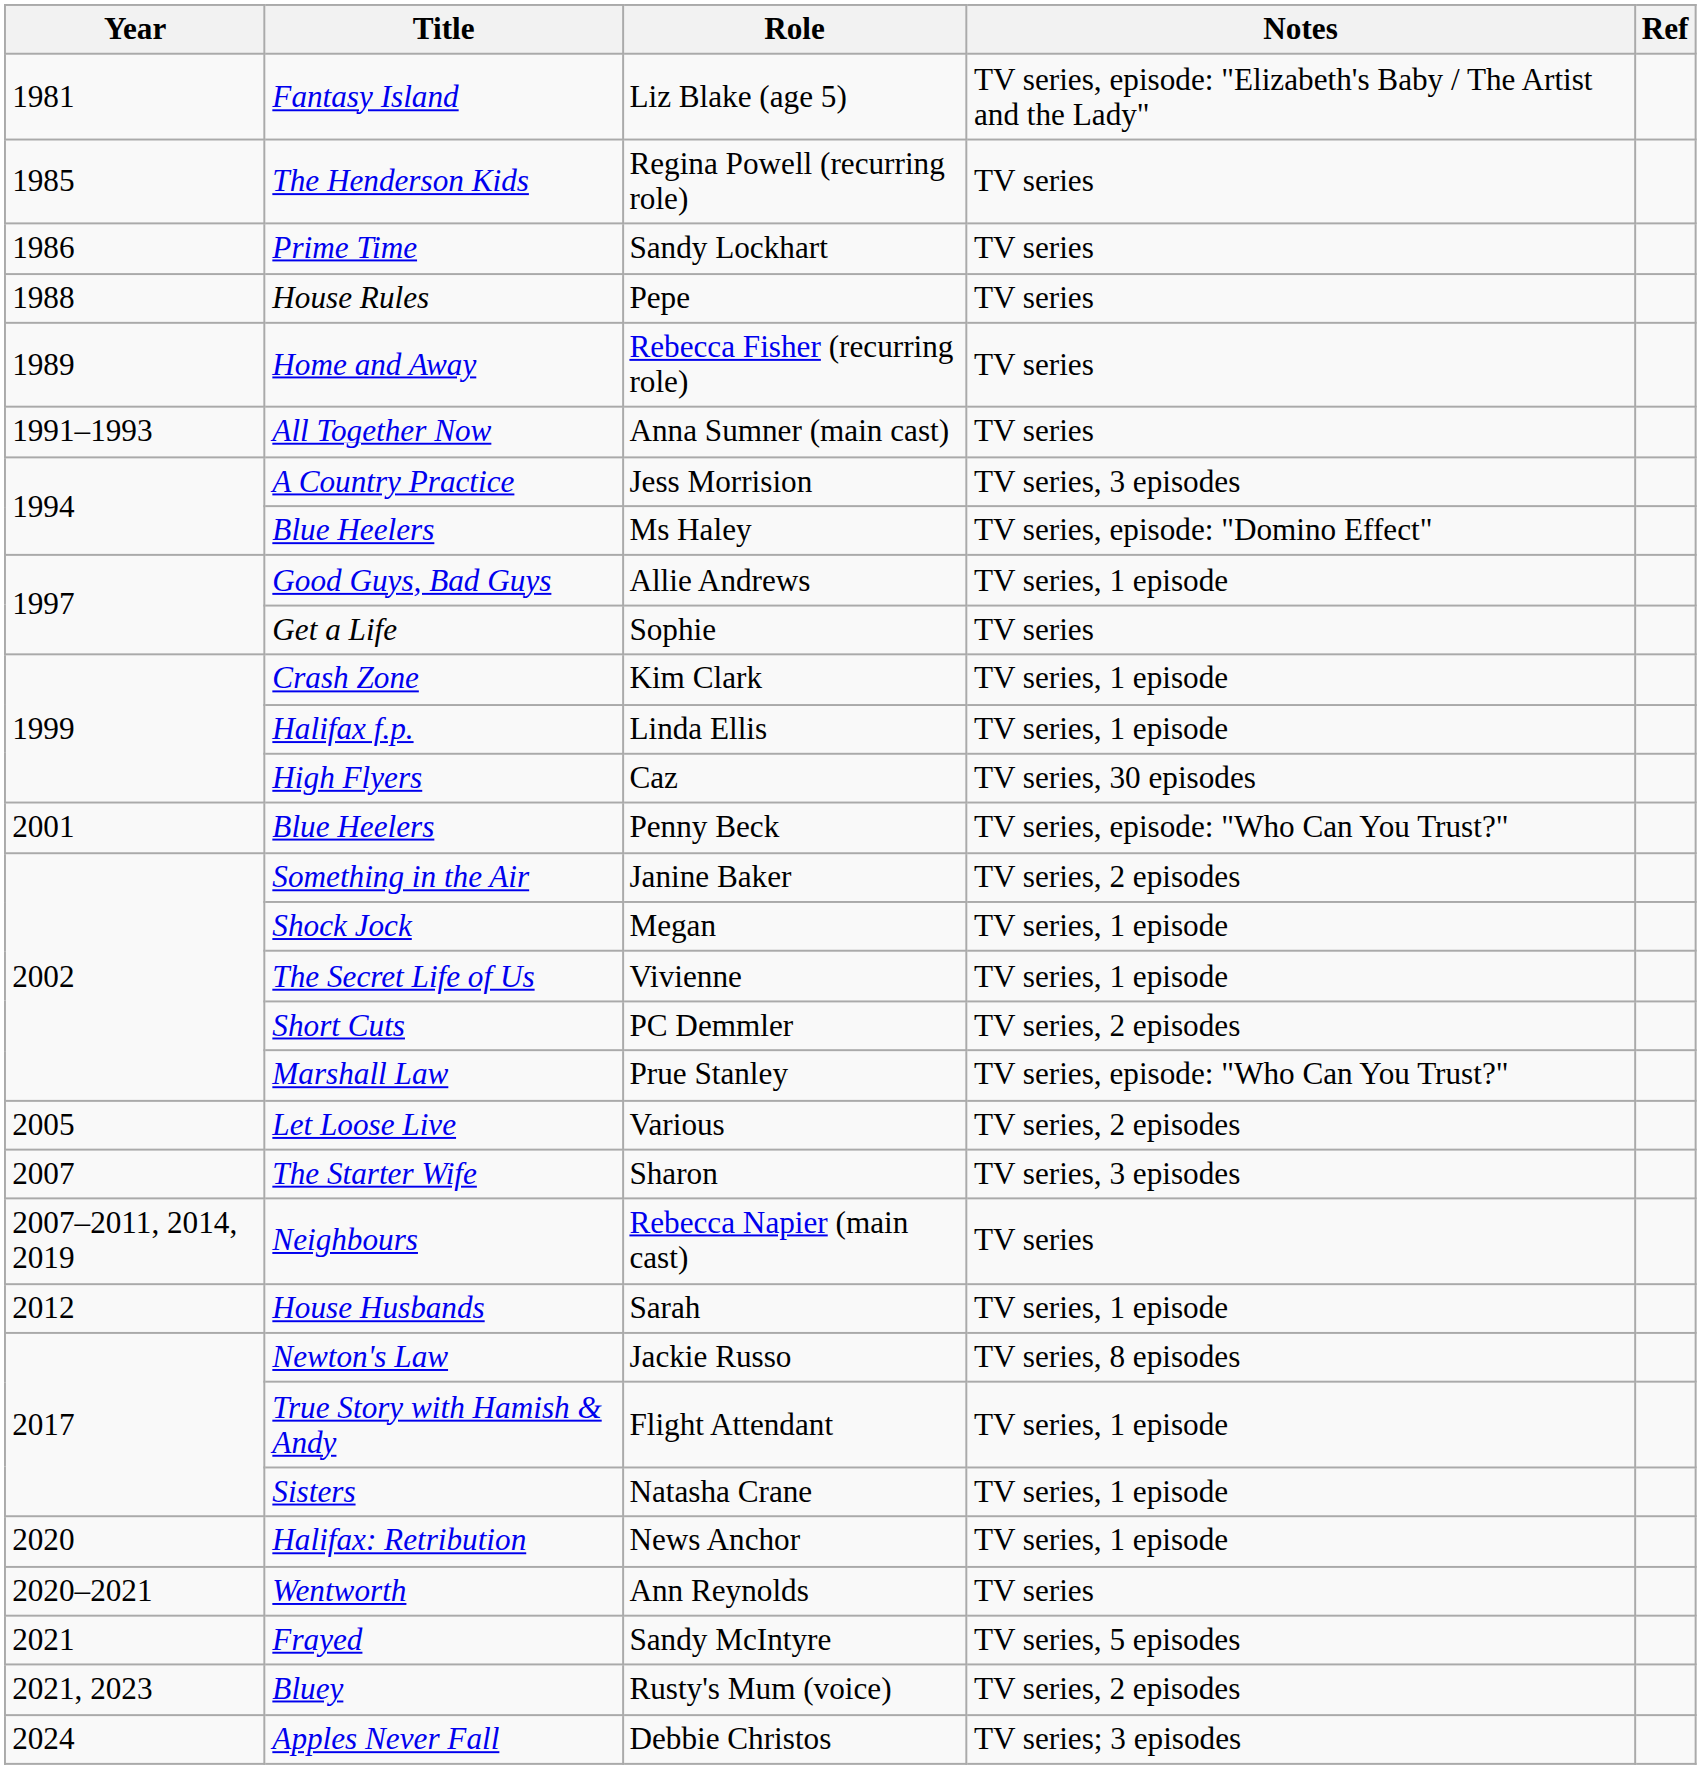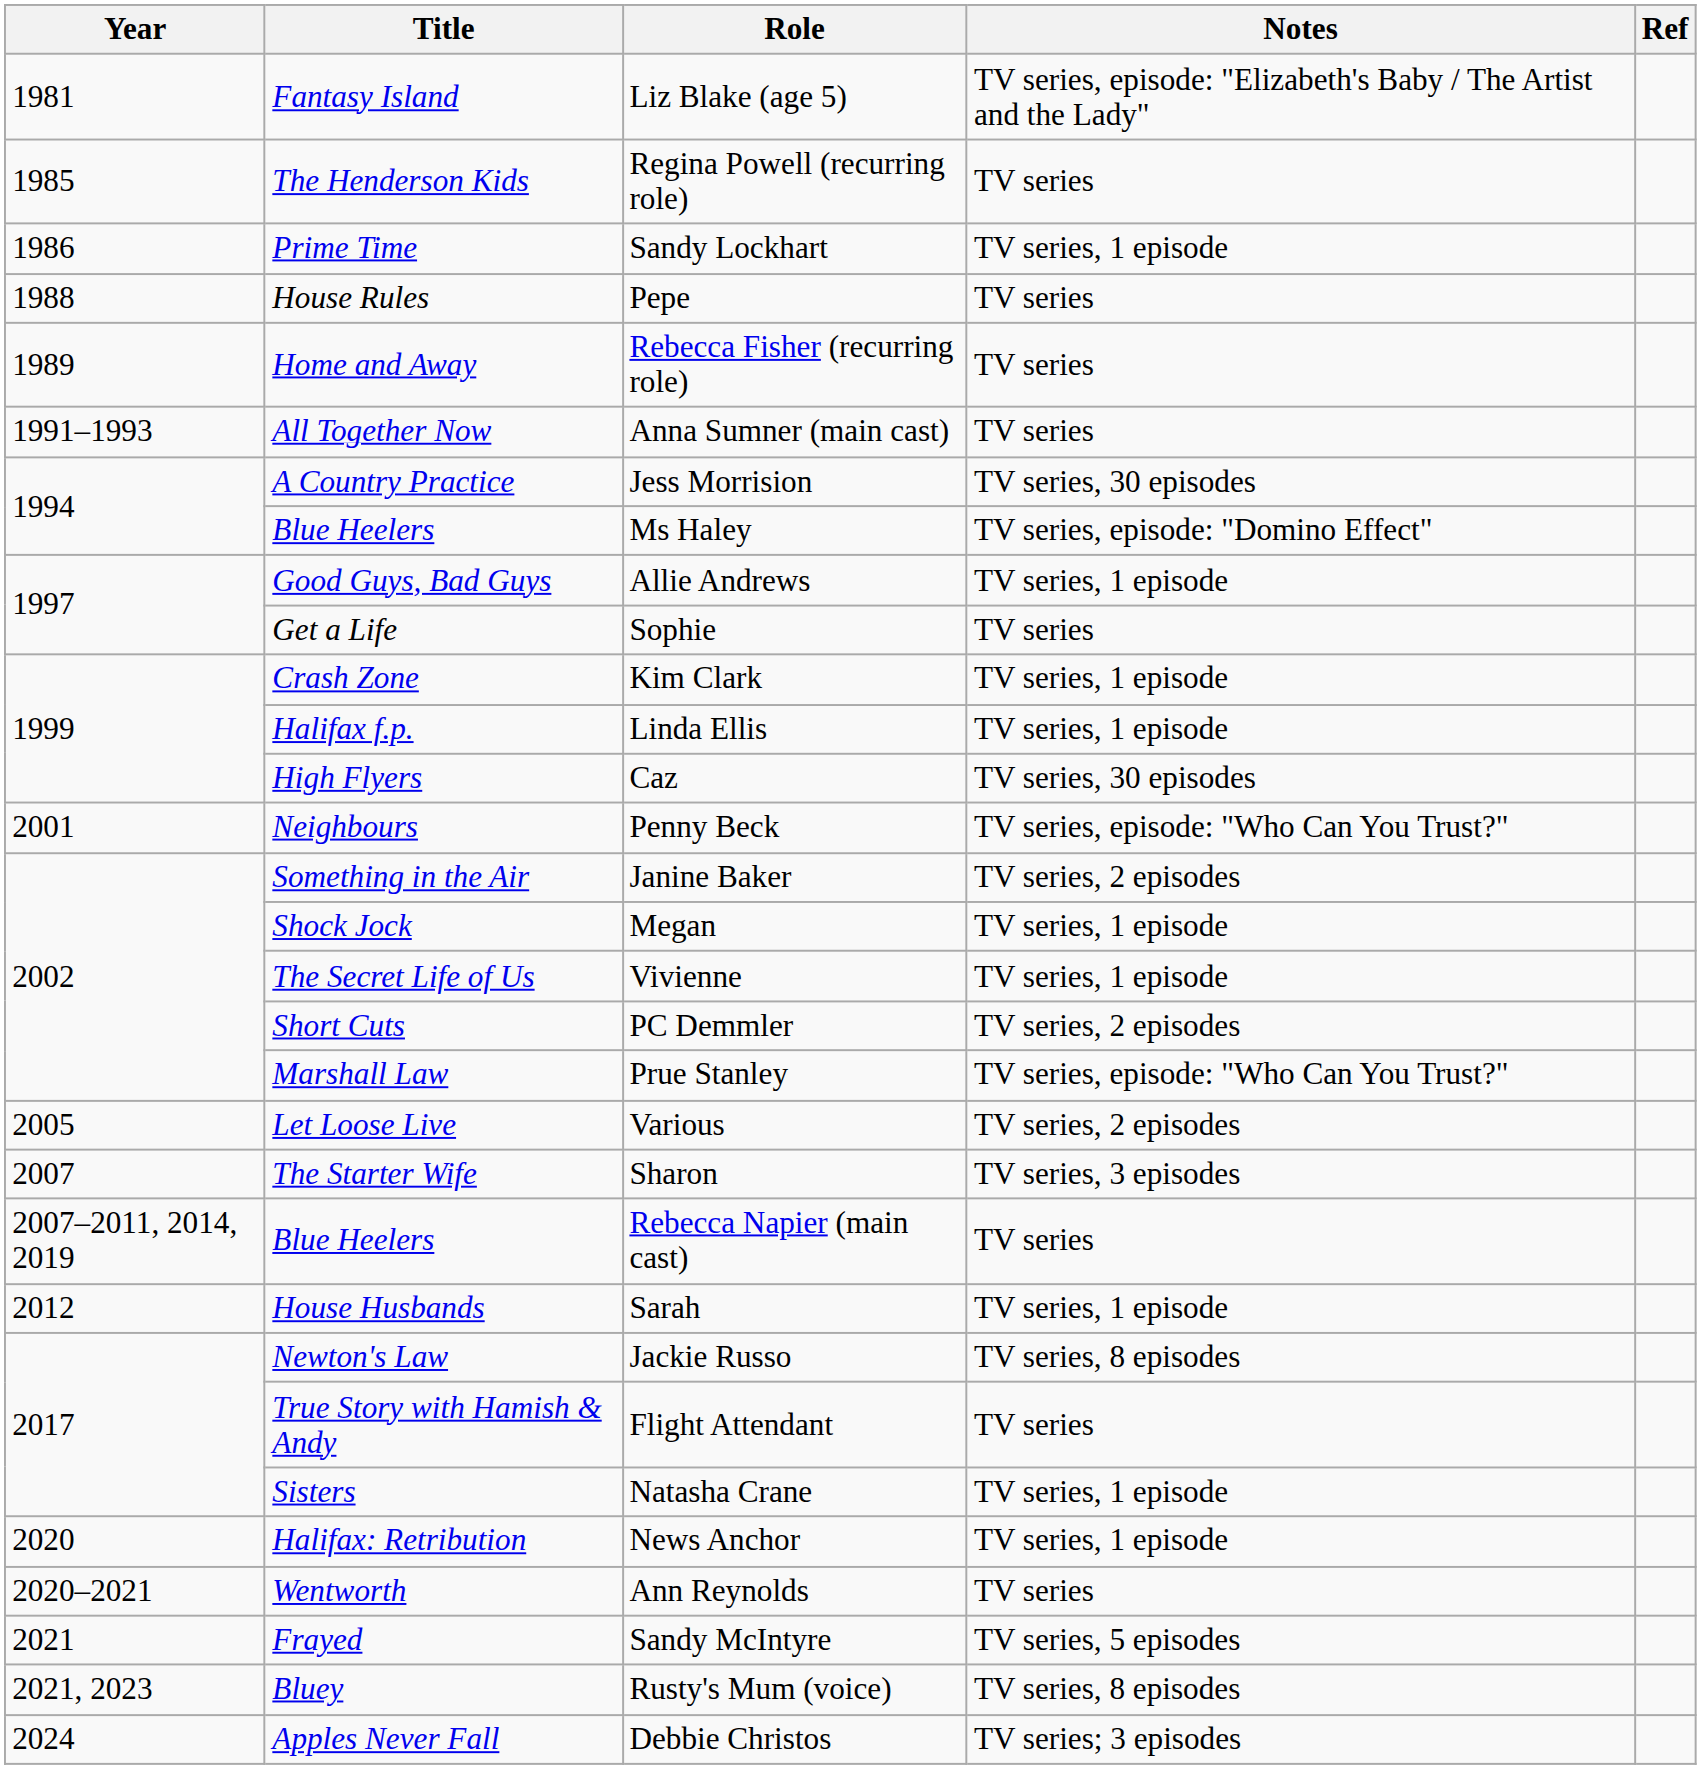(1034, 247) TV series -> (1101, 247) TV series, 1 episode
(1107, 480) TV series, 3 episodes -> (1115, 480) TV series, 30 episodes
(353, 827) Blue Heelers -> (345, 827) Neighbours
(345, 1240) Neighbours -> (353, 1240) Blue Heelers
(1101, 1424) TV series, 1 episode -> (1034, 1424) TV series
(1107, 1689) TV series, 2 episodes -> (1107, 1689) TV series, 8 episodes
